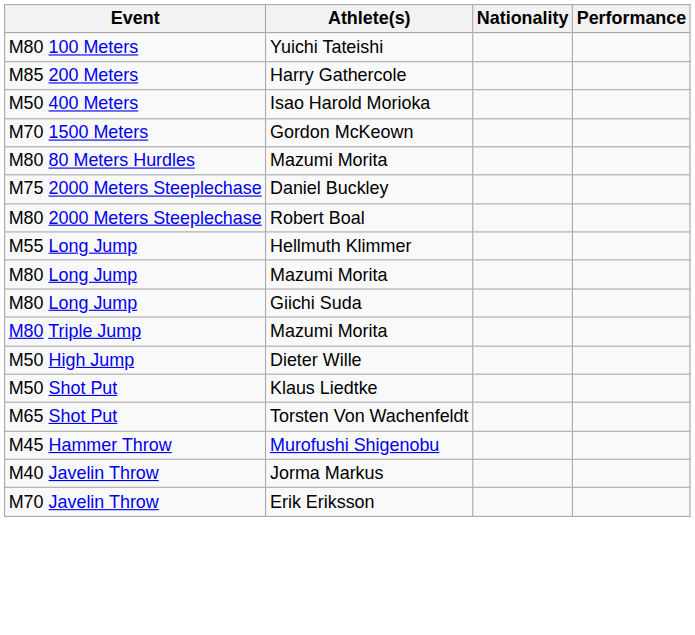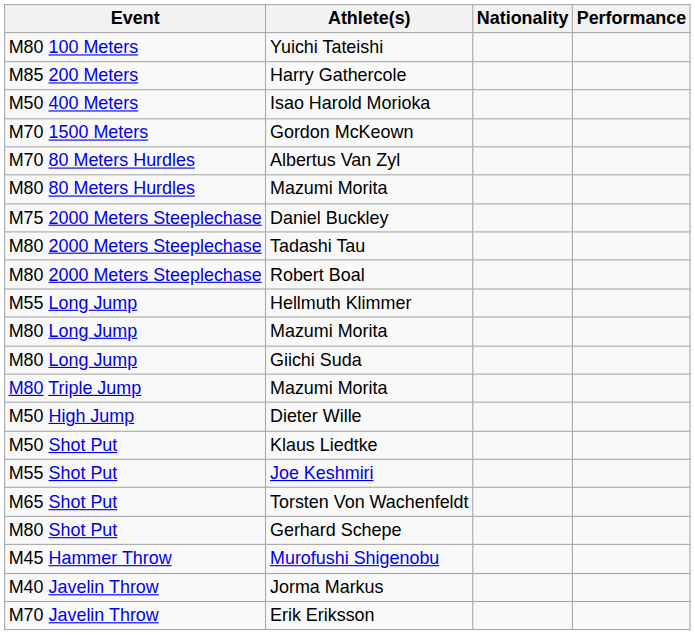+ row: (102, 160)
+ row: (135, 246)
+ row: (63, 473)
+ row: (63, 530)
